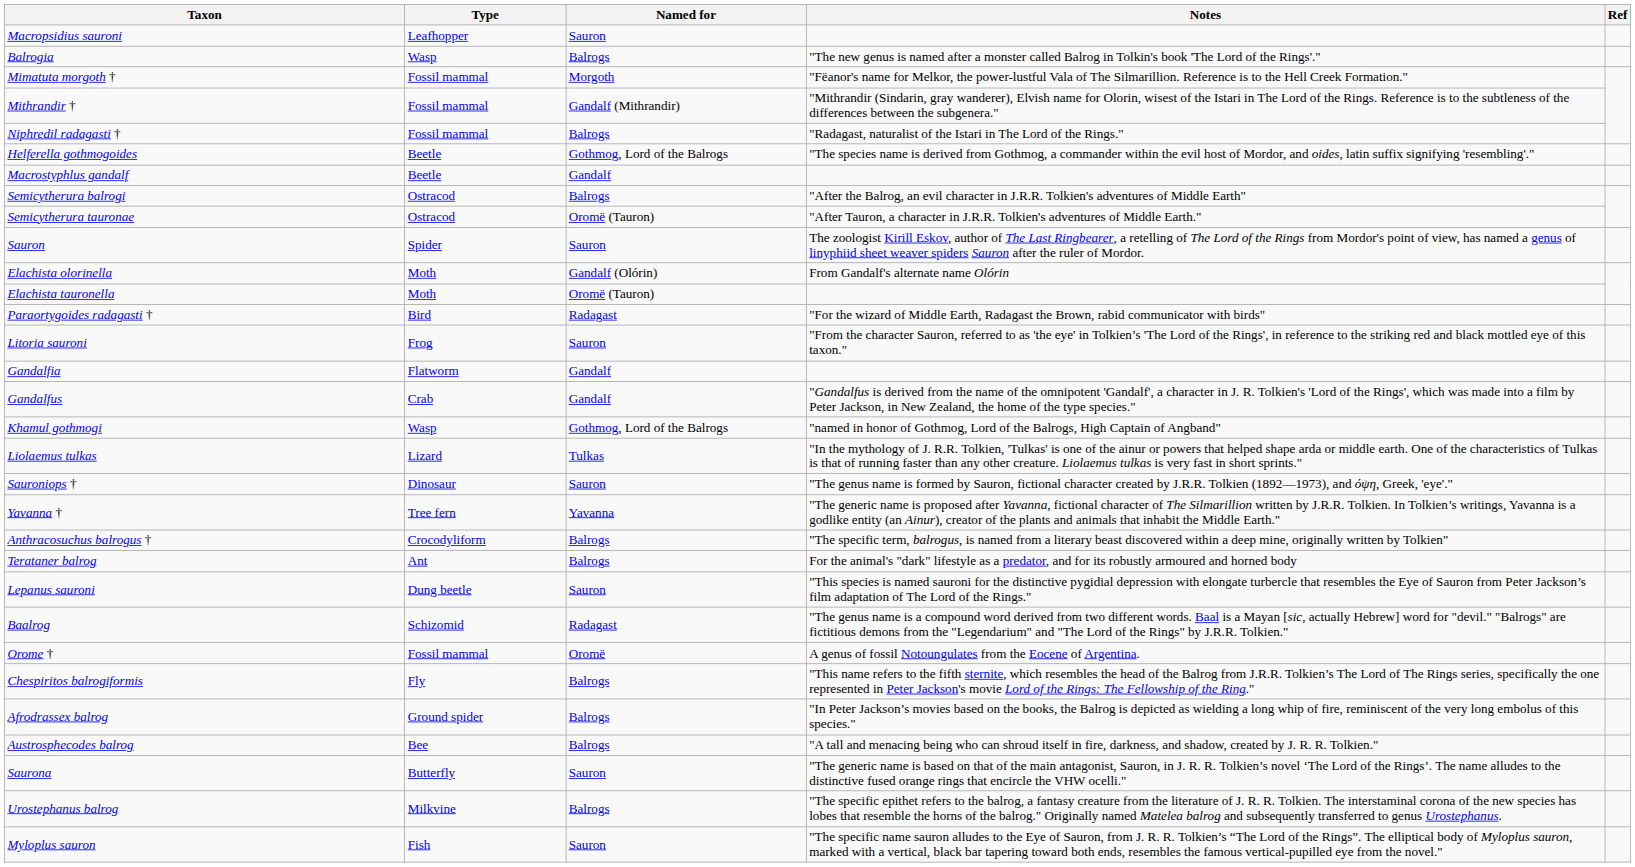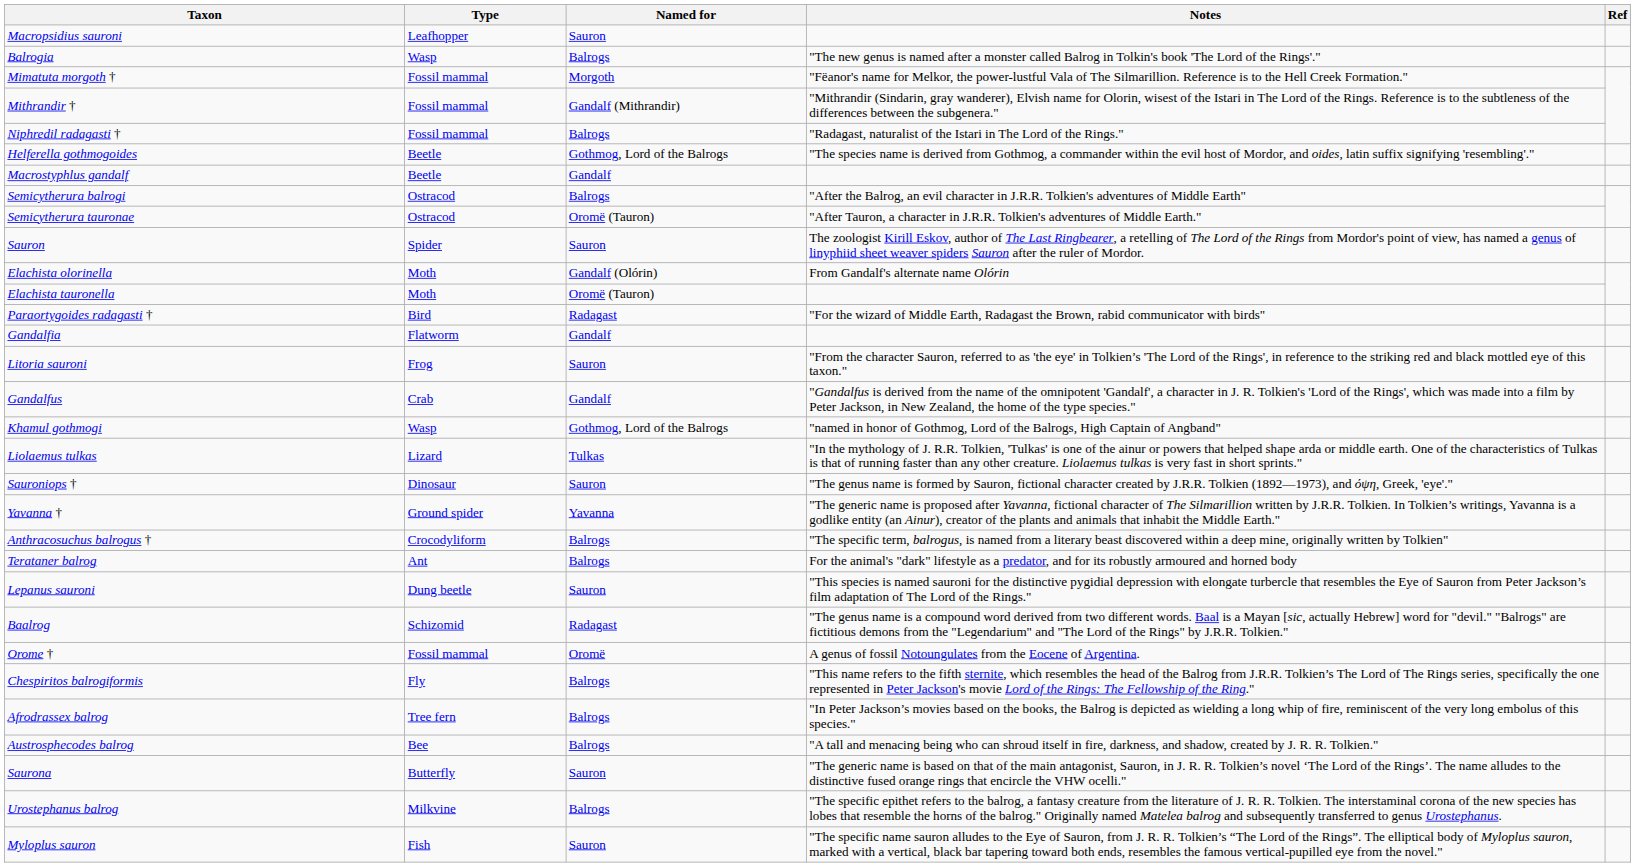rows swapped: (34, 371) <-> (47, 343)
(432, 512) Tree fern -> (445, 512) Ground spider
(445, 716) Ground spider -> (432, 716) Tree fern
